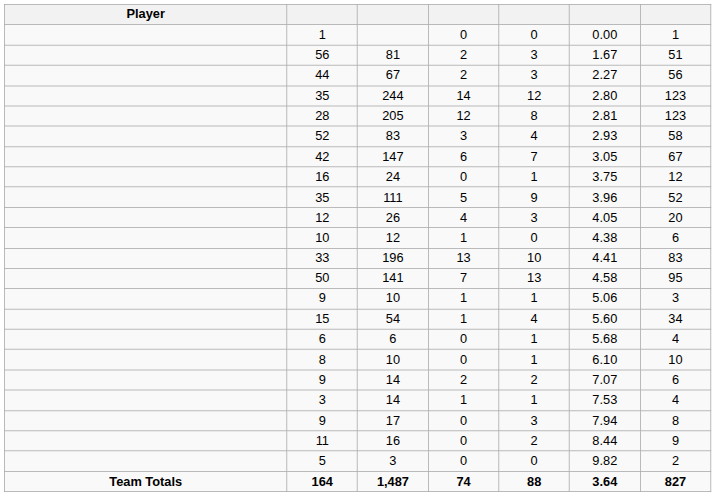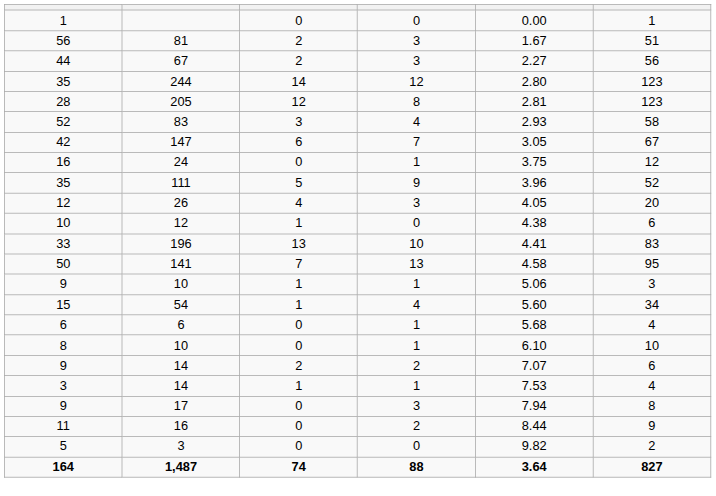- column: (146, 14)
